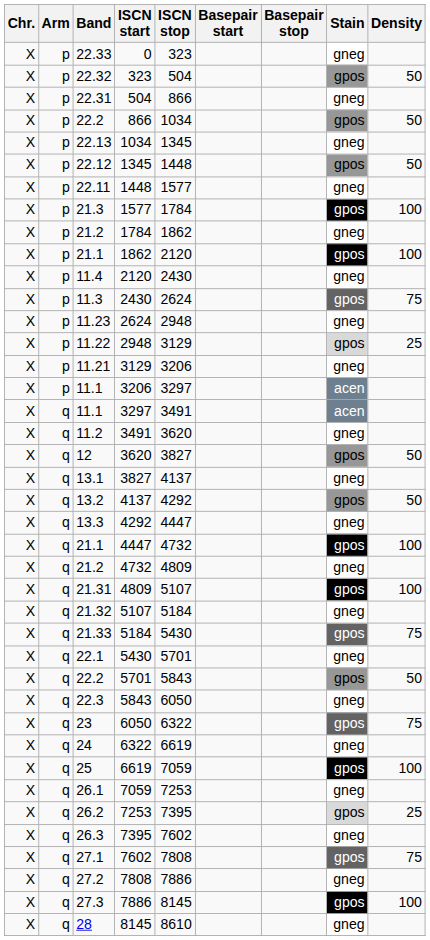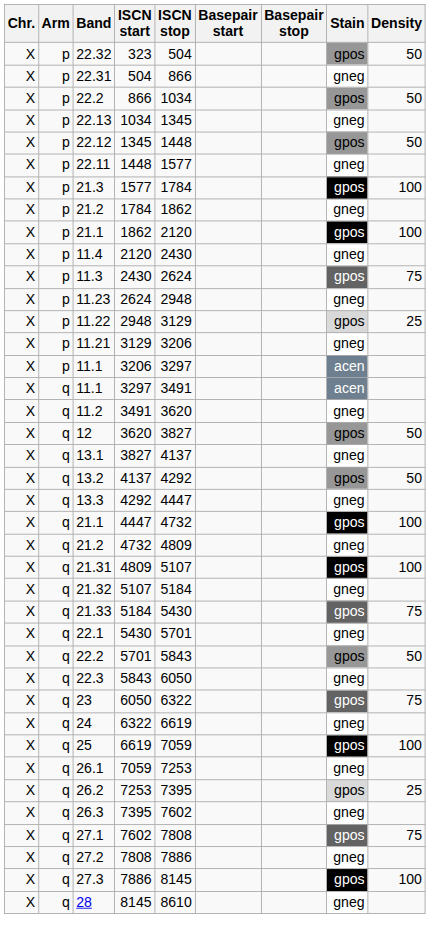- row: (148, 53)
